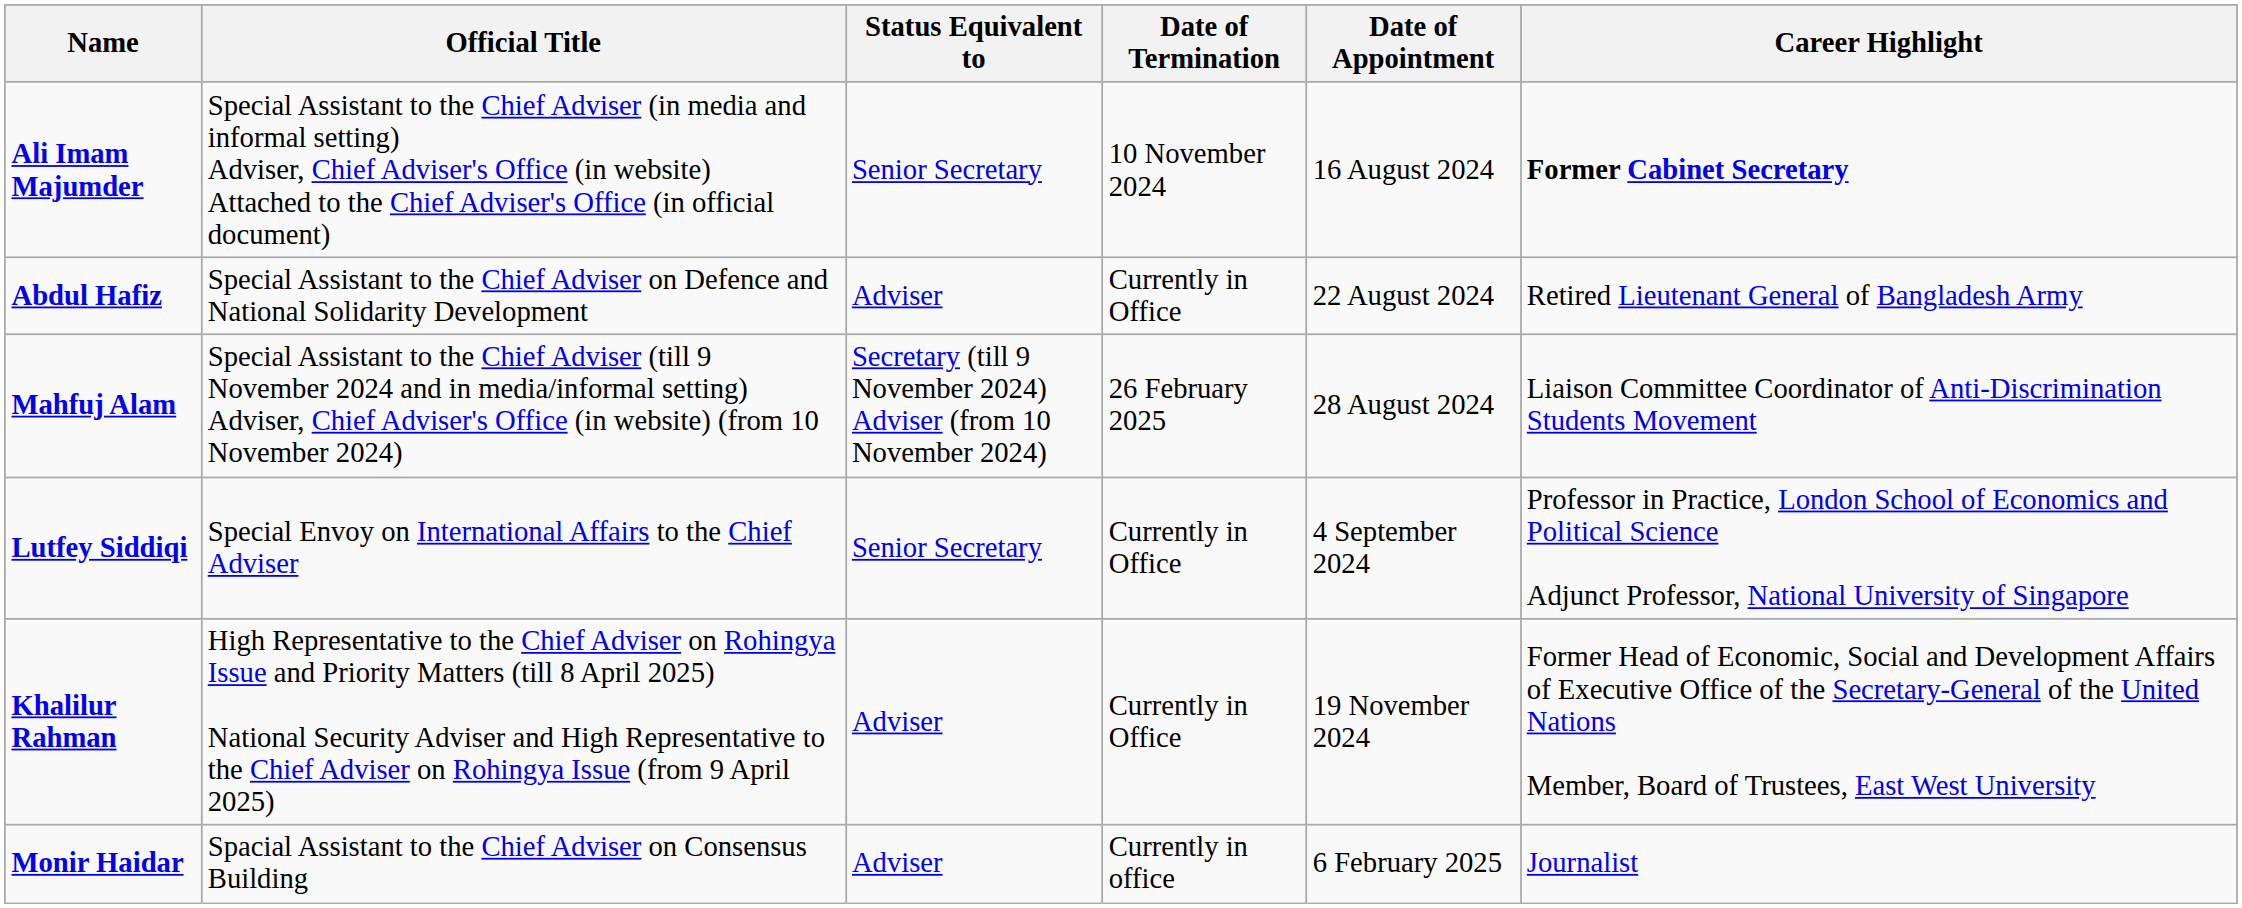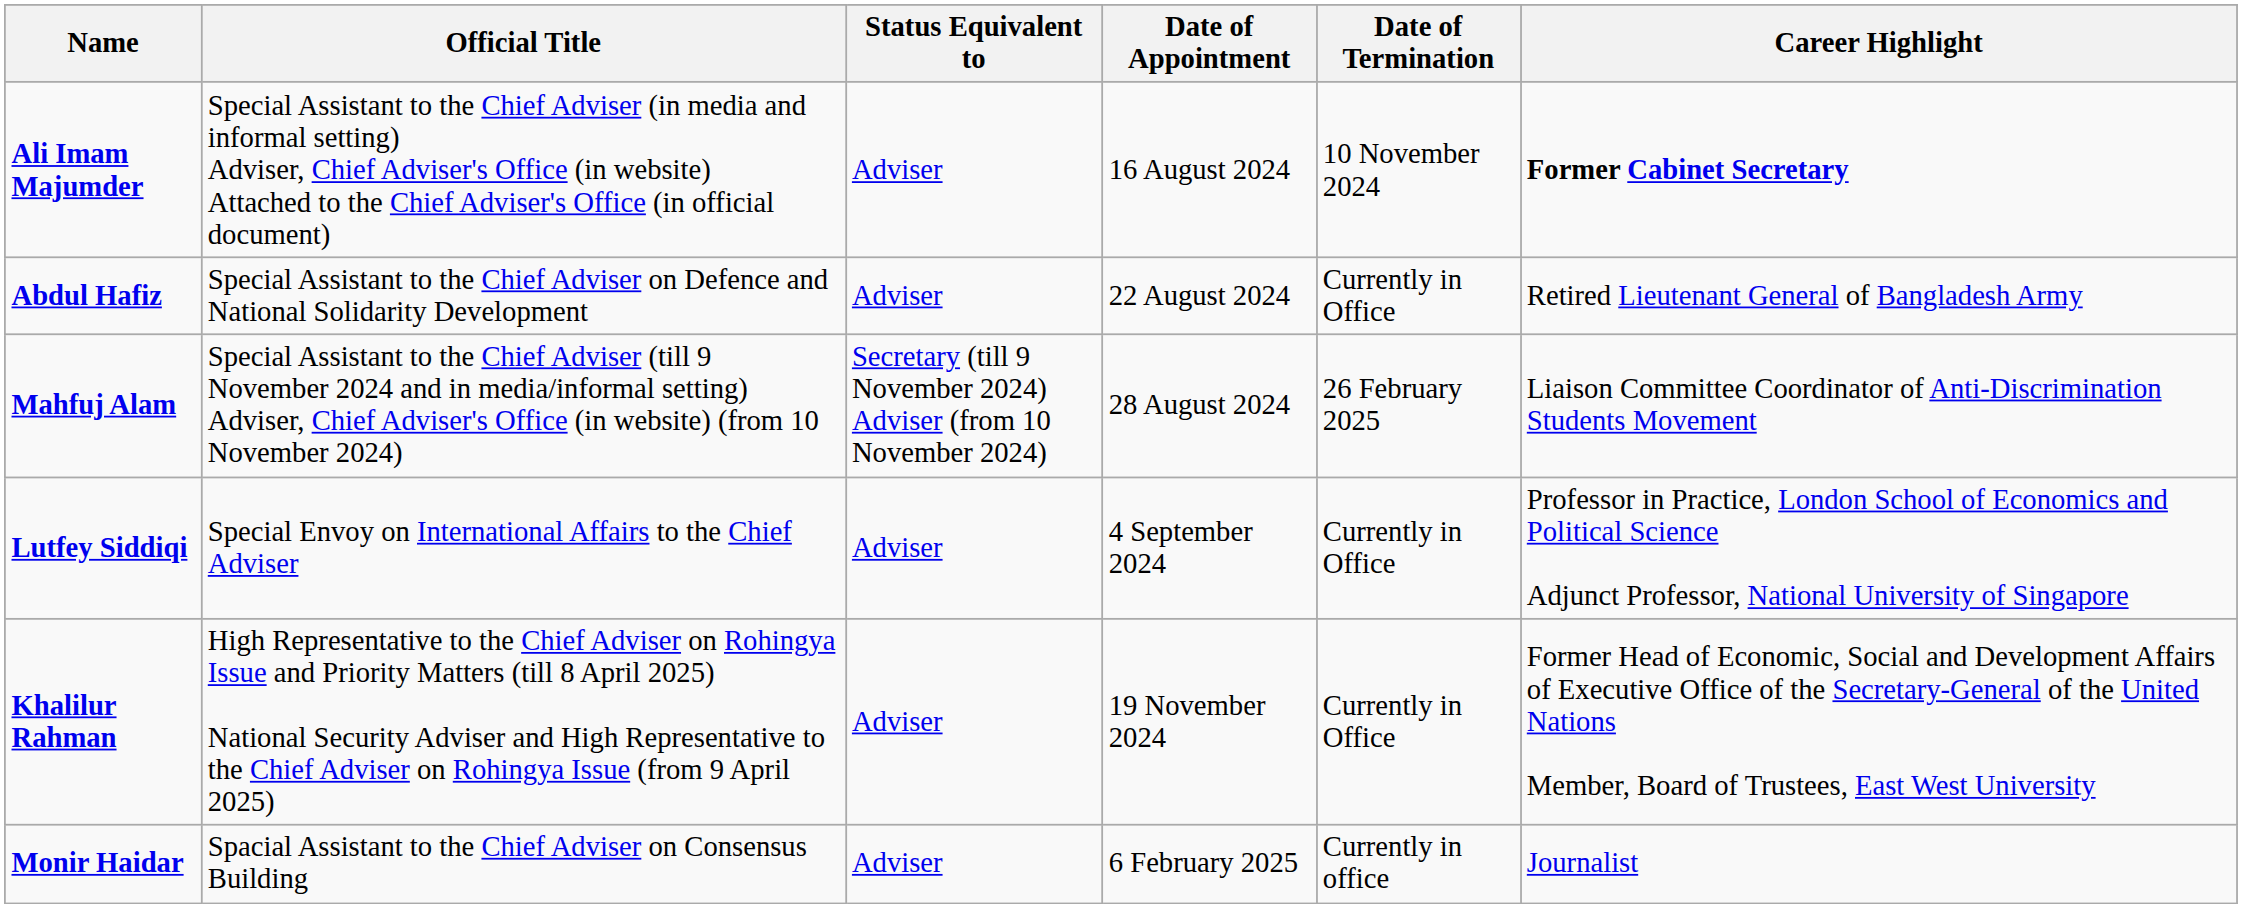columns swapped: (1413, 43) <-> (1204, 43)
(947, 169) Senior Secretary -> (897, 169) Adviser
(947, 547) Senior Secretary -> (897, 547) Adviser
